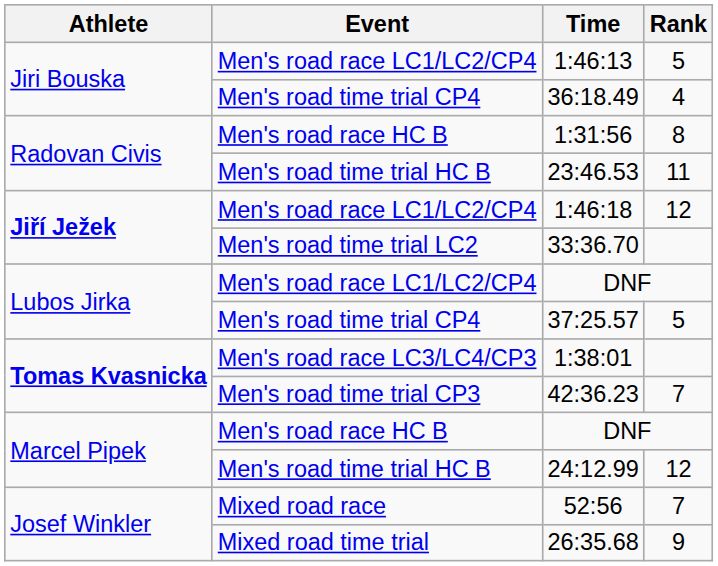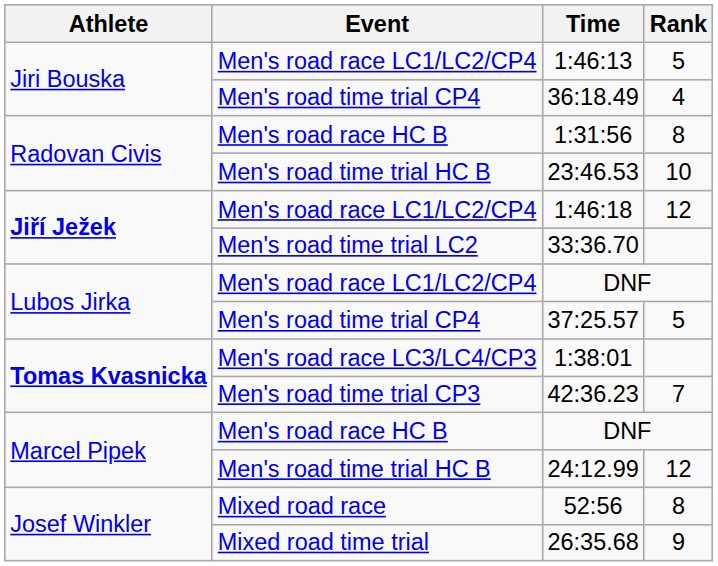(679, 172) 11 -> (679, 172) 10
(679, 506) 7 -> (679, 506) 8
